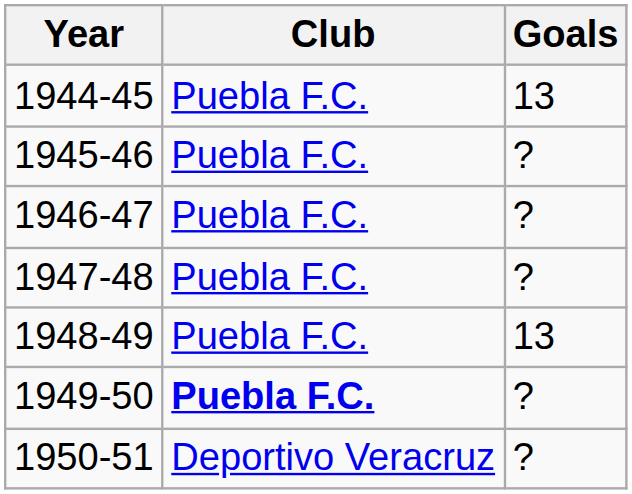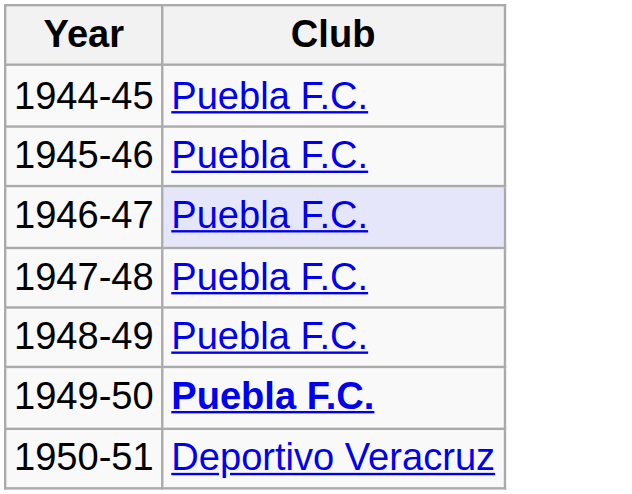- column: (566, 34)
(270, 215) no background -> (270, 215) lavender background
